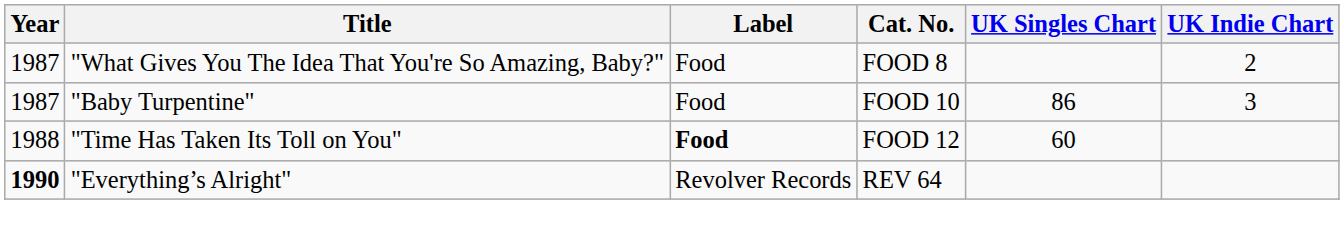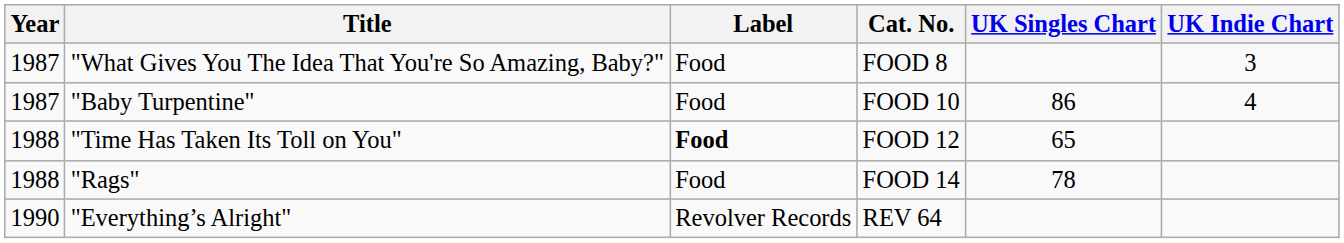(1250, 62) 2 -> (1250, 62) 3
(1250, 101) 3 -> (1250, 101) 4
(1064, 140) 60 -> (1064, 140) 65
+ row: (105, 179)
(35, 179) bold -> (35, 218) normal
